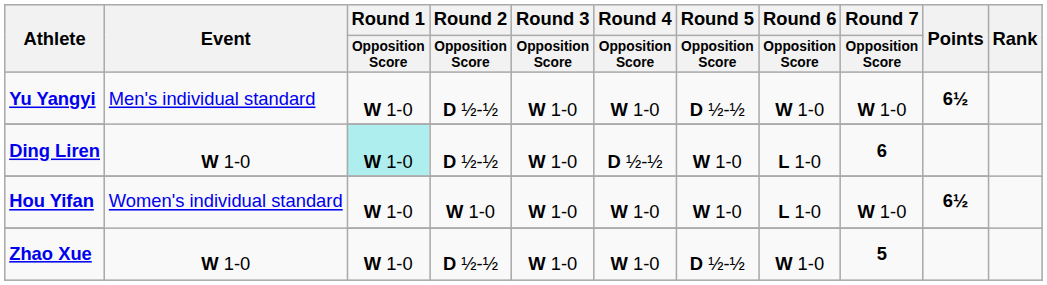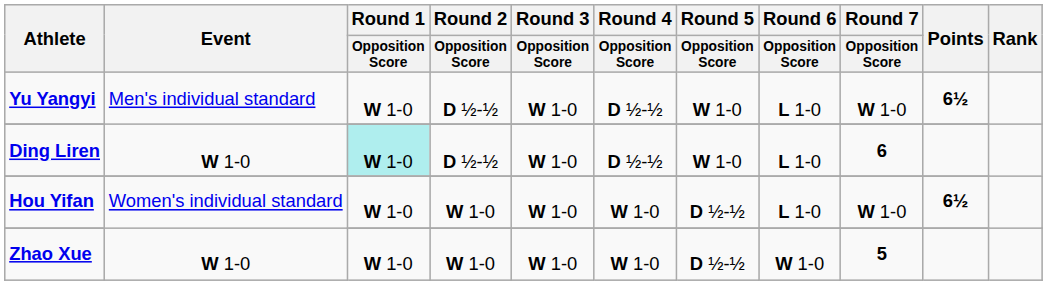(635, 109) W 1-0 -> (635, 109) D ½-½
(717, 109) D ½-½ -> (717, 109) W 1-0
(800, 109) W 1-0 -> (800, 109) L 1-0
(717, 213) W 1-0 -> (717, 213) D ½-½
(471, 264) D ½-½ -> (470, 264) W 1-0
